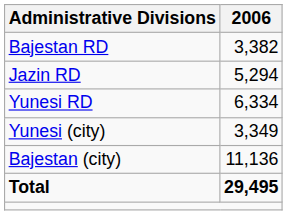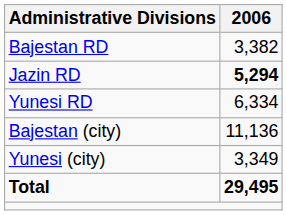(256, 74) normal -> (256, 74) bold
rows swapped: (65, 159) <-> (57, 131)
